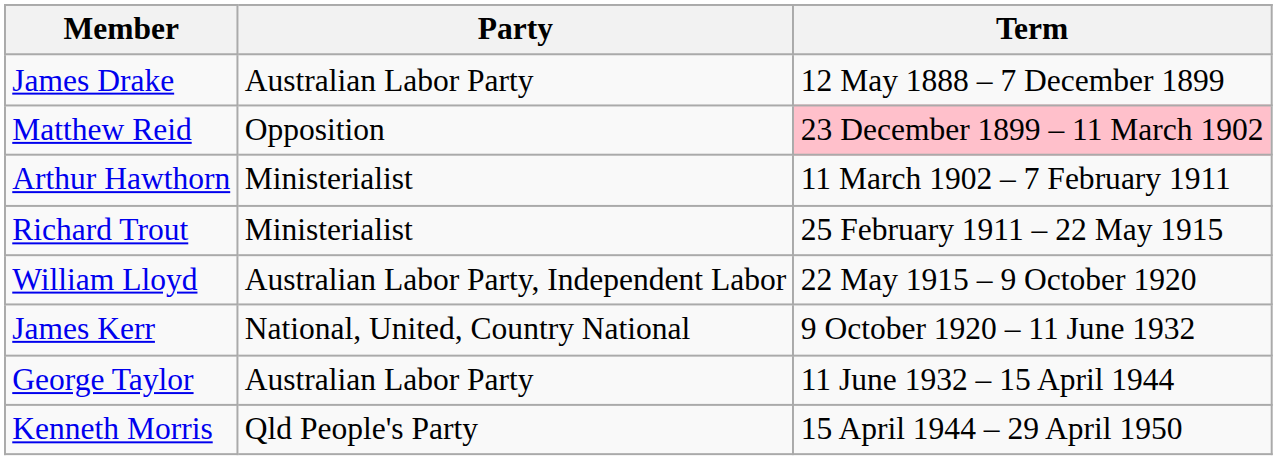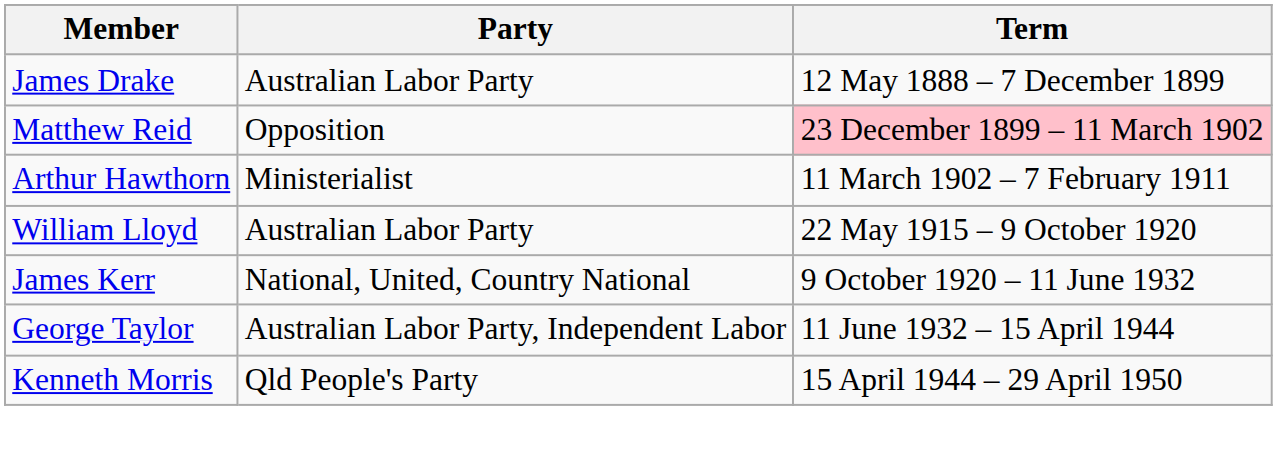- row: (100, 229)
(515, 279) Australian Labor Party, Independent Labor -> (389, 229) Australian Labor Party
(389, 379) Australian Labor Party -> (515, 329) Australian Labor Party, Independent Labor
